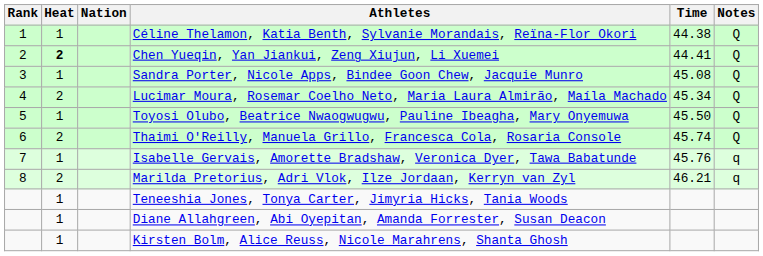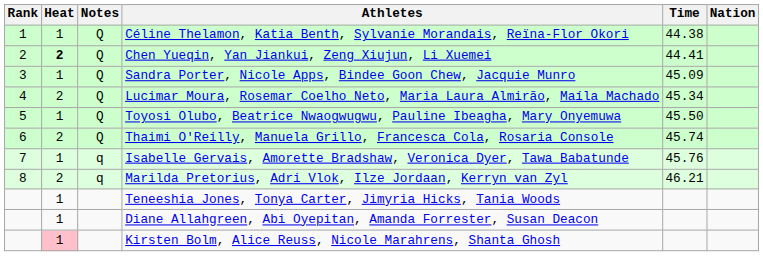columns swapped: (104, 15) <-> (736, 15)
(692, 77) 45.08 -> (685, 77) 45.09
(59, 241) no background -> (59, 241) pink background
